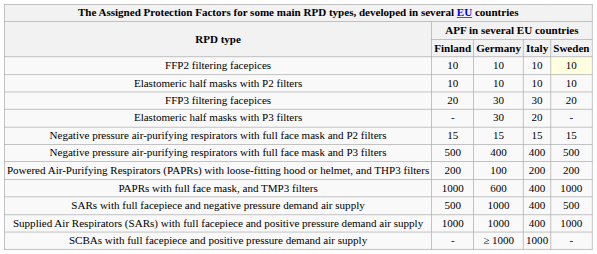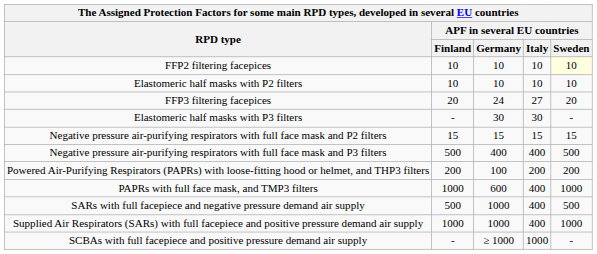(499, 100) 30 -> (499, 100) 24
(537, 100) 30 -> (537, 100) 27
(537, 118) 20 -> (537, 118) 30
